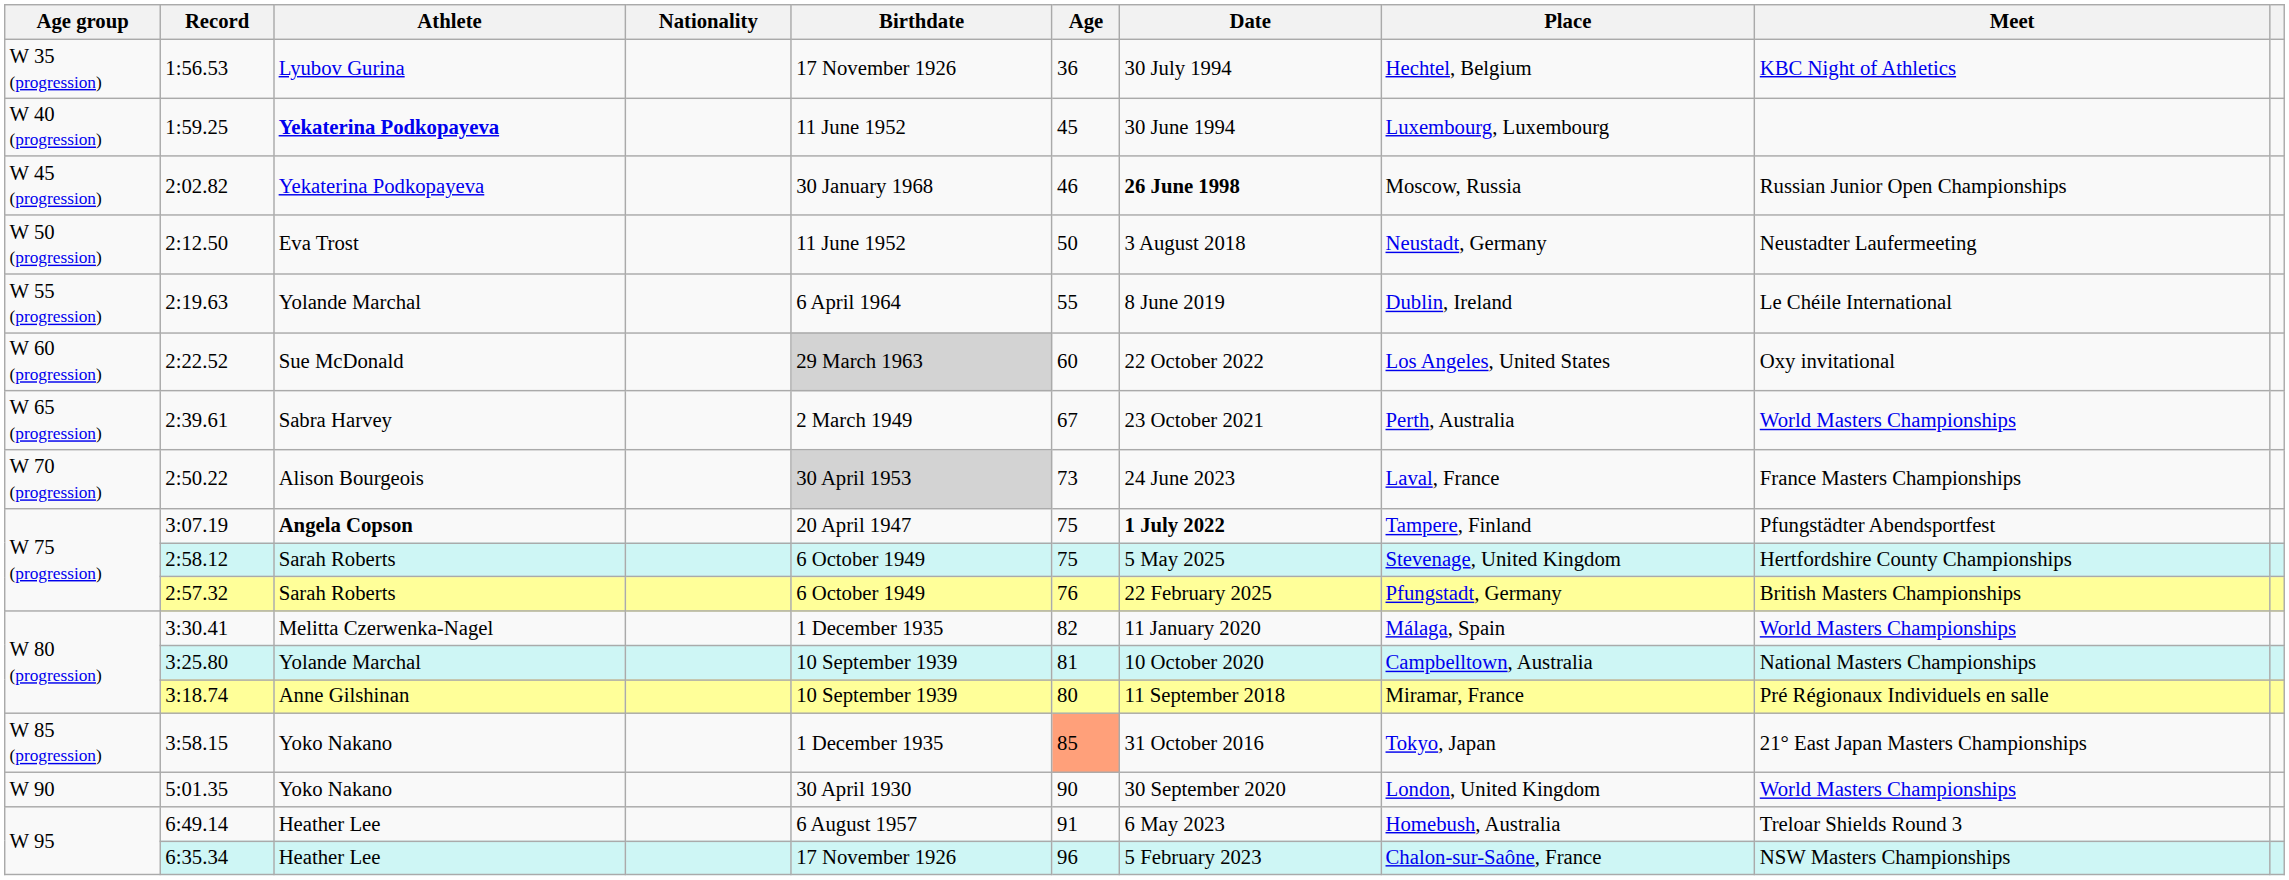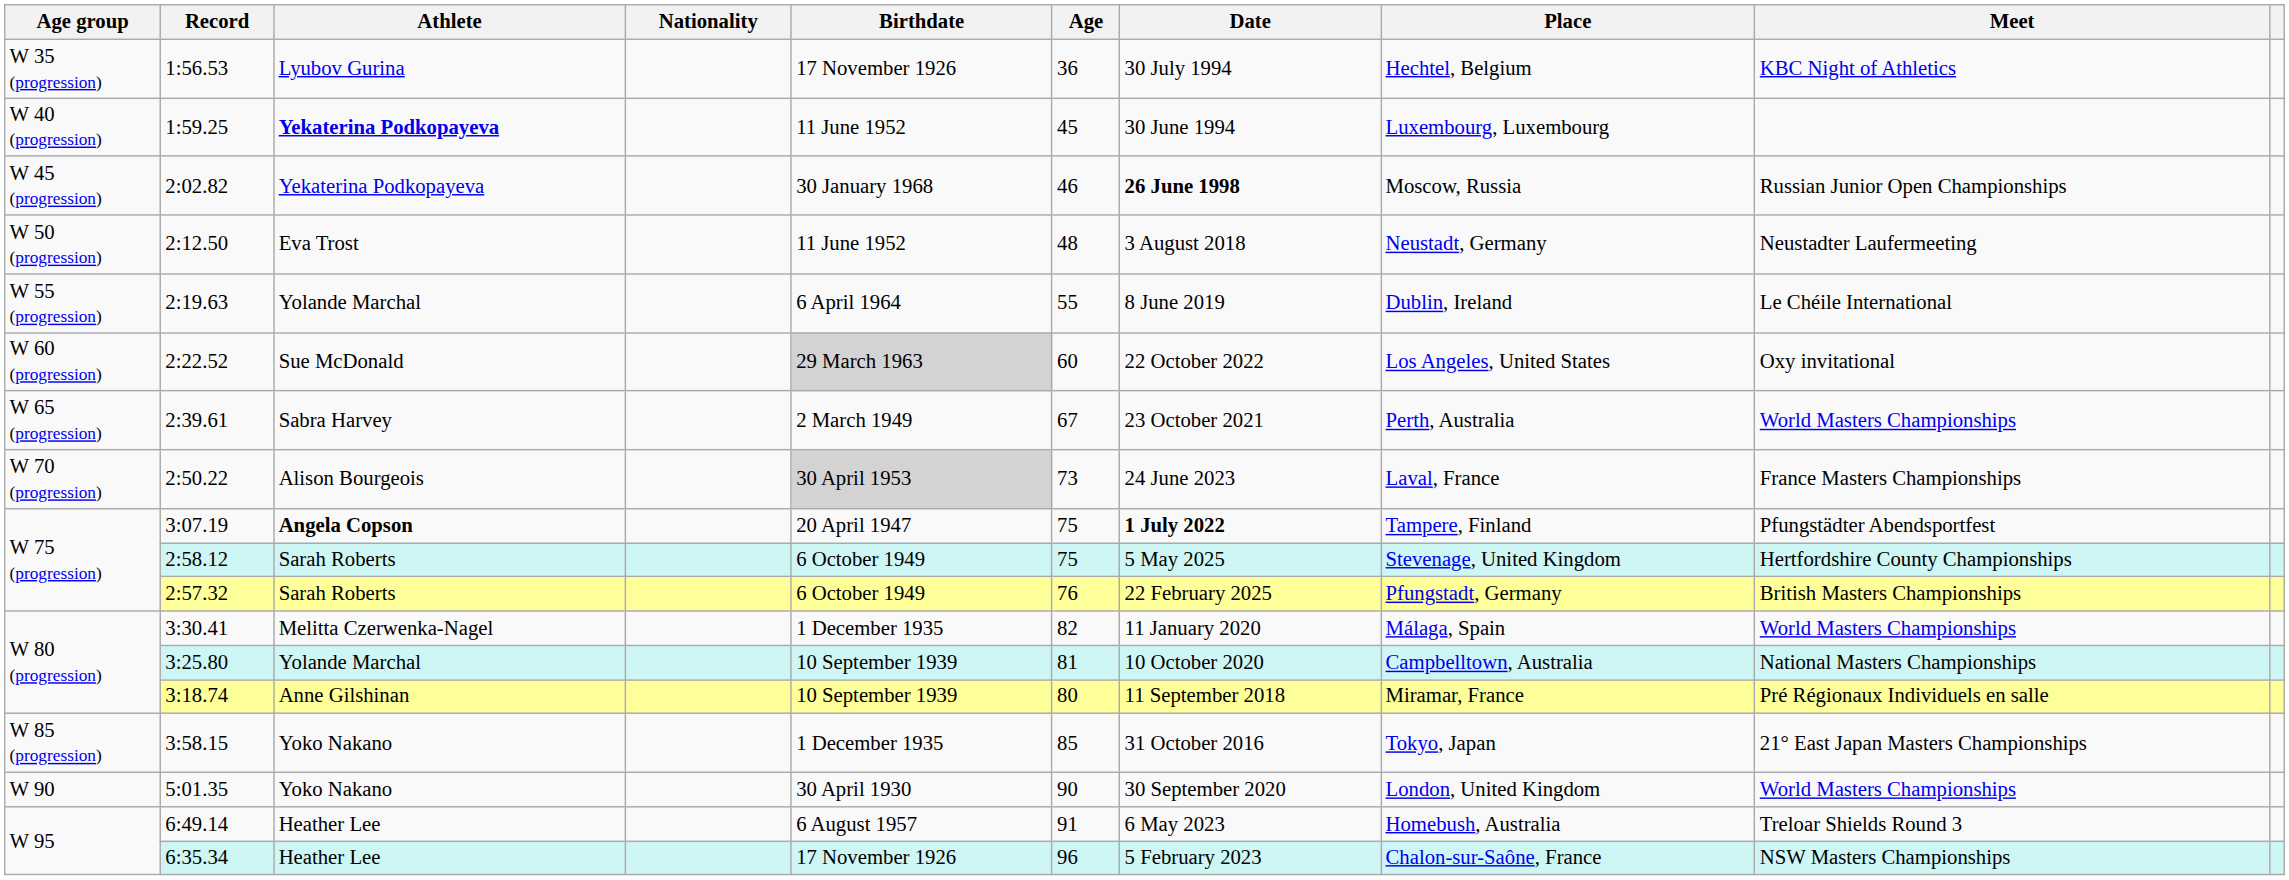(1067, 244) 50 -> (1067, 244) 48
(1067, 743) lightsalmon background -> (1067, 743) no background
